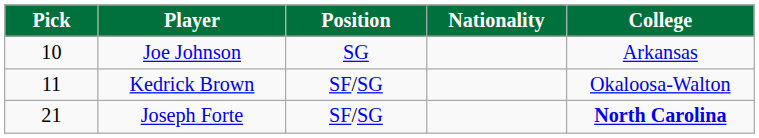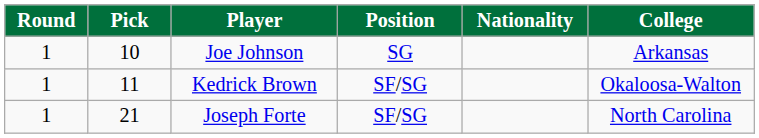+ column: (46, 20)
(660, 116) bold -> (671, 116) normal
